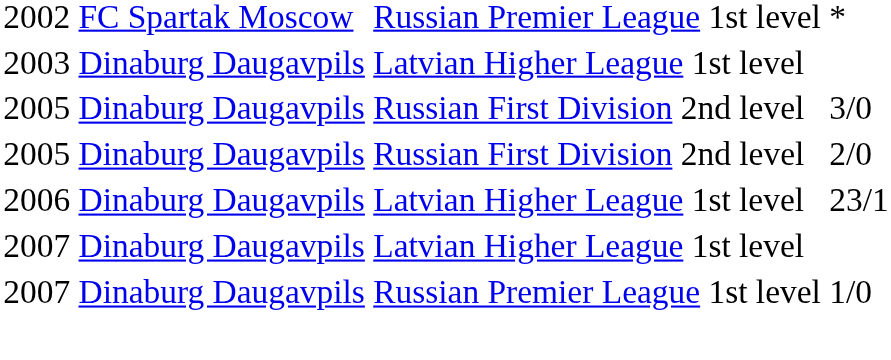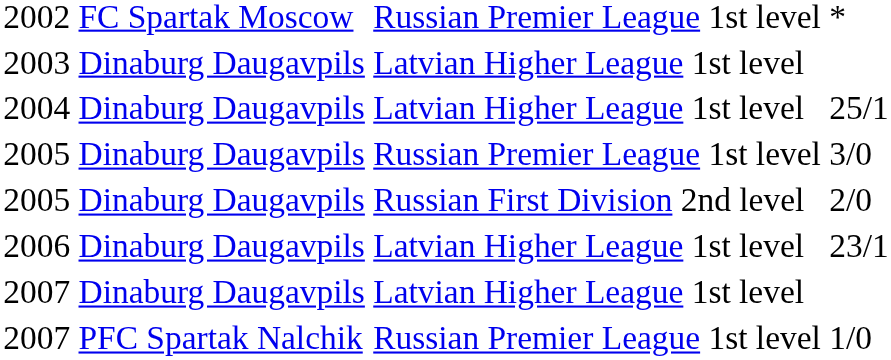+ row: (37, 108)
(589, 108) Russian First Division 2nd level -> (597, 154) Russian Premier League 1st level
(222, 292) Dinaburg Daugavpils -> (221, 338) PFC Spartak Nalchik
